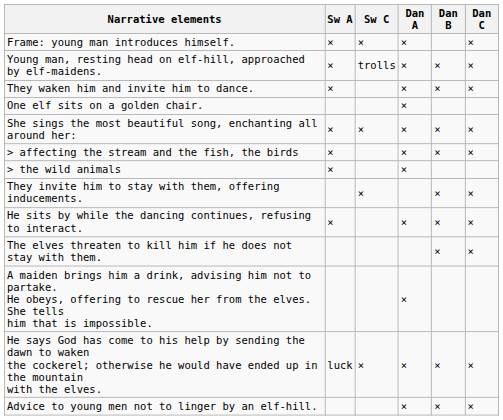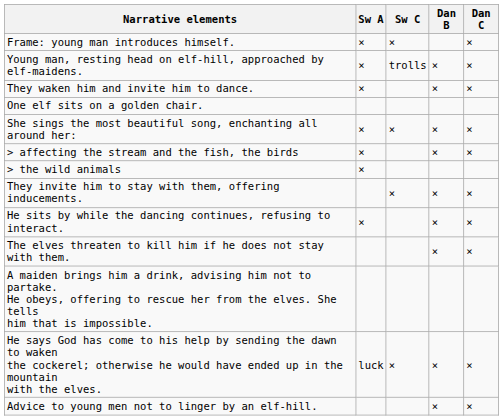- column: (415, 19)
